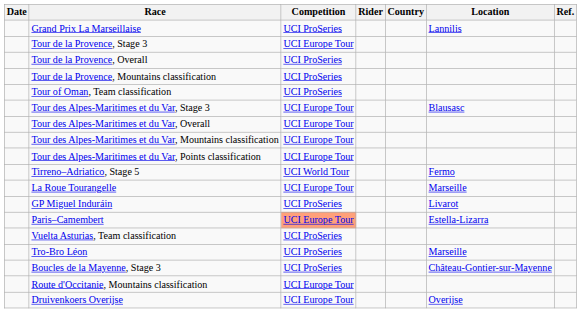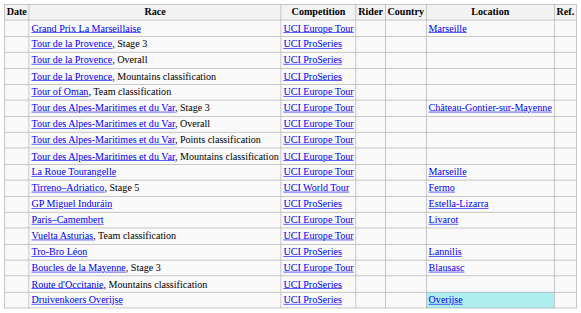(313, 28) UCI ProSeries -> (318, 28) UCI Europe Tour
(445, 28) Lannilis -> (448, 28) Marseille
(318, 44) UCI Europe Tour -> (313, 44) UCI ProSeries
(313, 92) UCI ProSeries -> (318, 92) UCI Europe Tour
(446, 108) Blausasc -> (490, 108) Château-Gontier-sur-Mayenne
rows swapped: (146, 156) <-> (155, 140)
rows swapped: (85, 172) <-> (74, 188)
(443, 204) Livarot -> (459, 204) Estella-Lizarra
(318, 220) lightsalmon background -> (318, 220) no background
(459, 220) Estella-Lizarra -> (443, 220) Livarot
(313, 236) UCI ProSeries -> (318, 236) UCI Europe Tour
(448, 252) Marseille -> (445, 252) Lannilis
(313, 268) UCI ProSeries -> (318, 268) UCI Europe Tour
(490, 268) Château-Gontier-sur-Mayenne -> (446, 268) Blausasc
(318, 284) UCI Europe Tour -> (313, 284) UCI ProSeries
(318, 300) UCI Europe Tour -> (313, 300) UCI ProSeries
(446, 300) no background -> (446, 300) paleturquoise background
